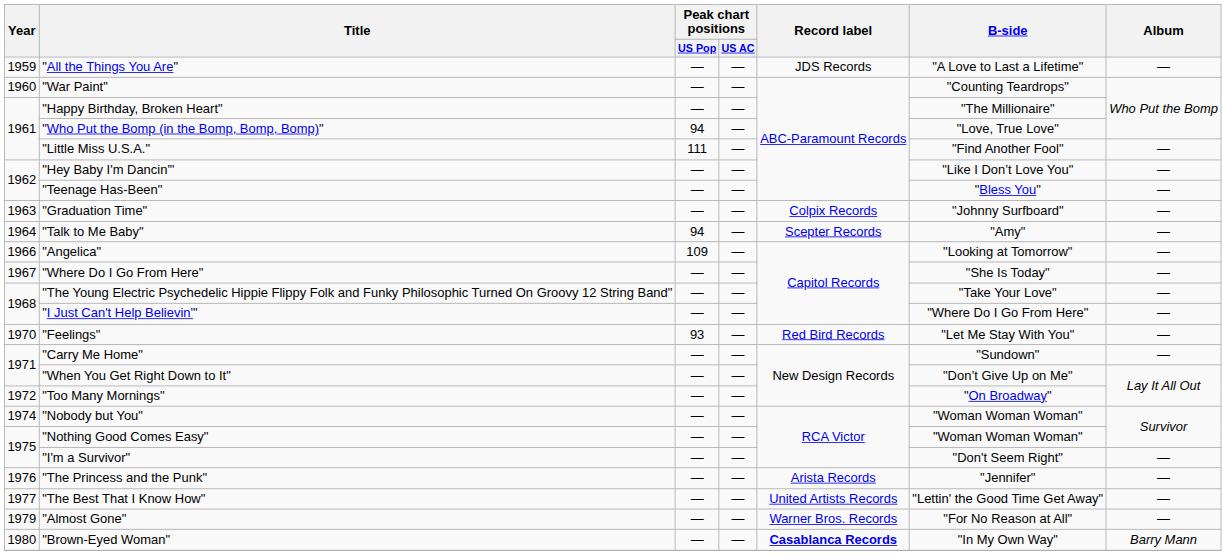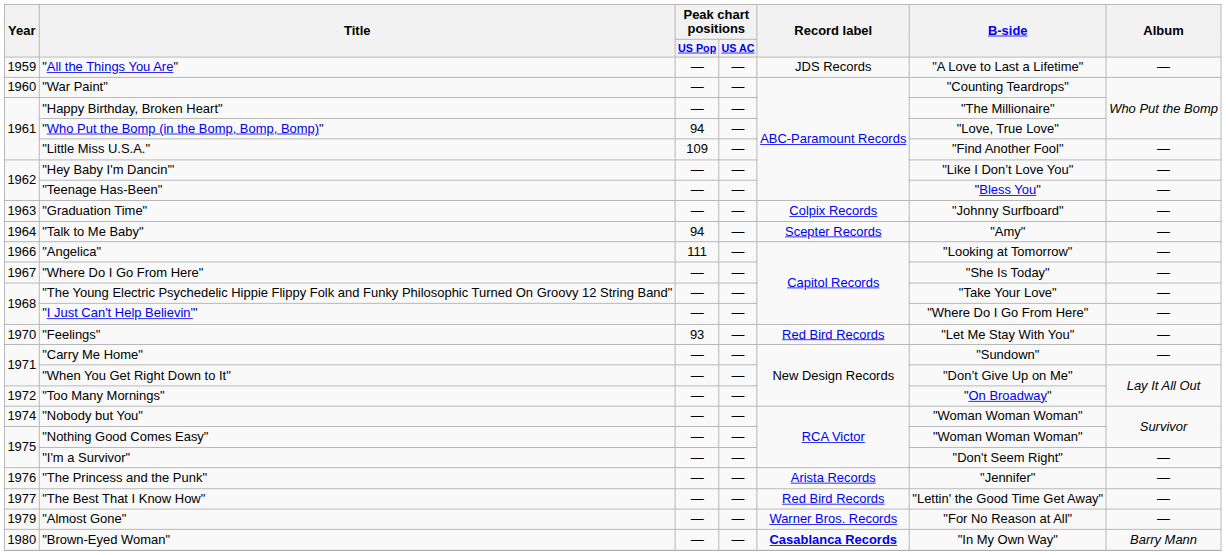(697, 149) 111 -> (697, 149) 109
(697, 252) 109 -> (697, 252) 111
(833, 498) United Artists Records -> (833, 498) Red Bird Records
